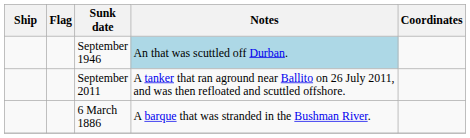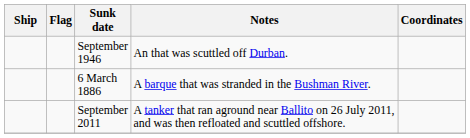(211, 52) lightblue background -> (211, 52) no background
rows swapped: (103, 84) <-> (97, 116)
